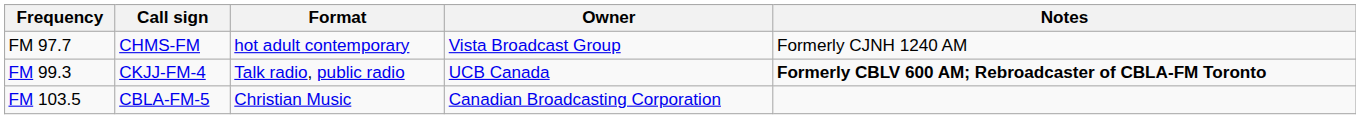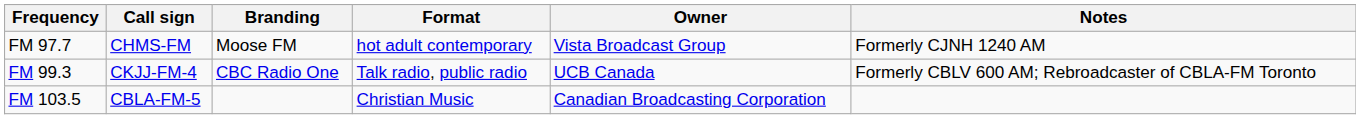+ column: (282, 18)
(1022, 72) bold -> (1086, 72) normal
